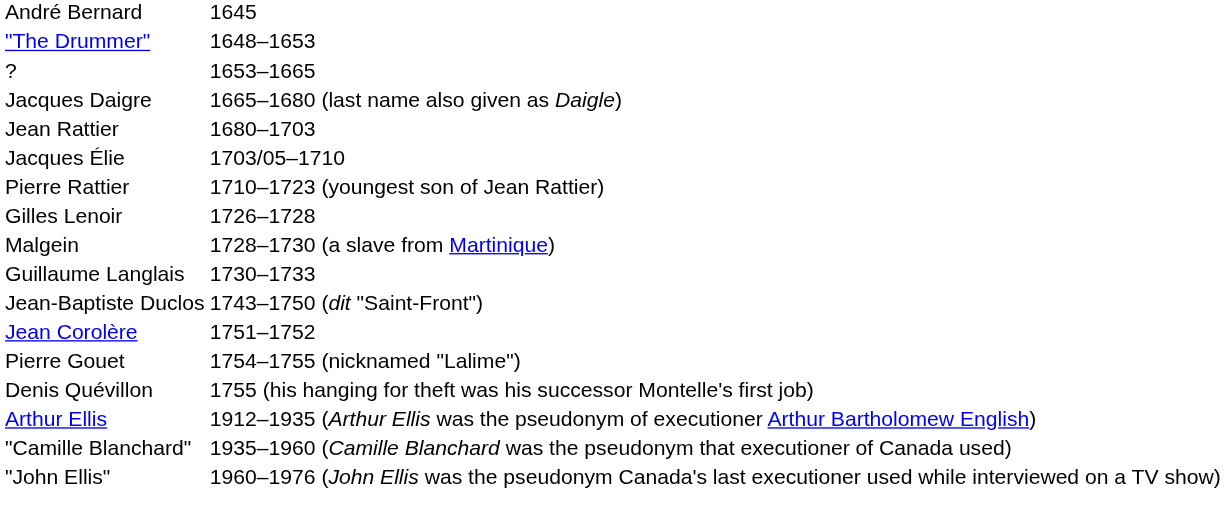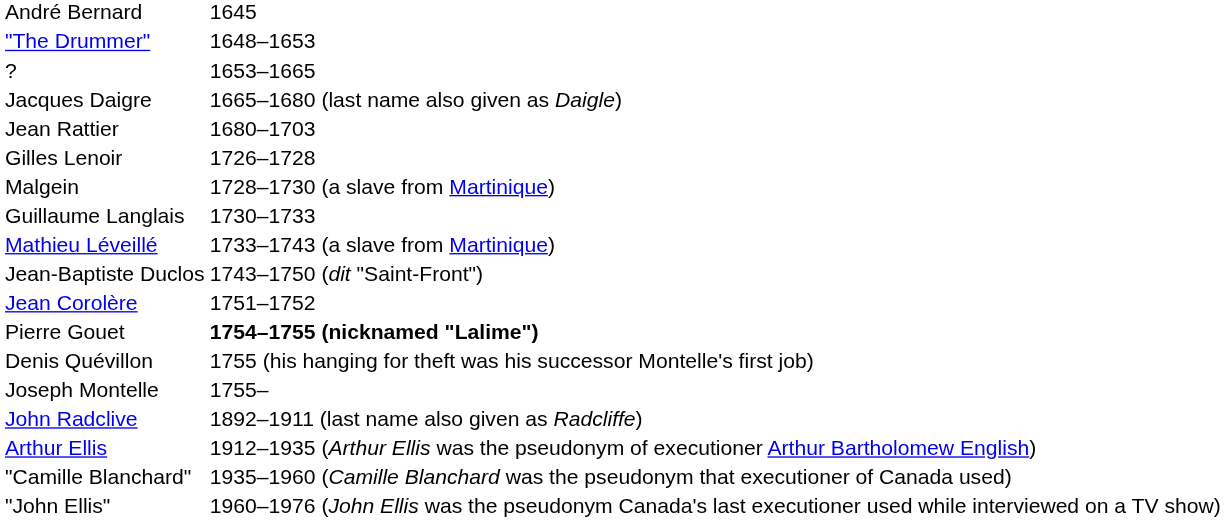- row: (65, 157)
- row: (67, 186)
+ row: (81, 245)
(365, 361) normal -> (374, 332) bold
+ row: (82, 390)
+ row: (71, 419)
